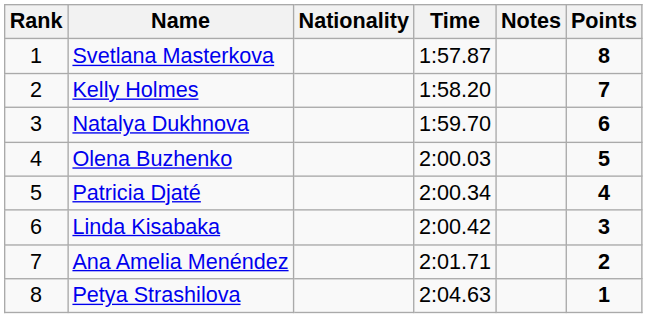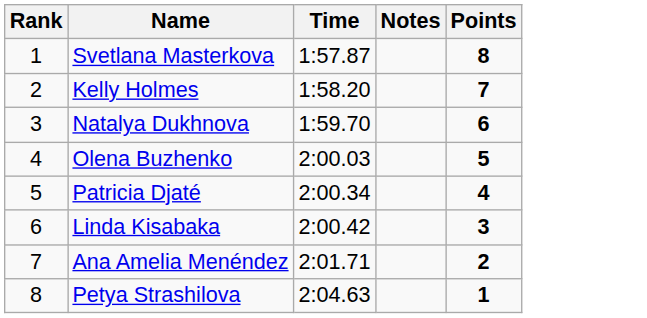- column: (354, 21)
